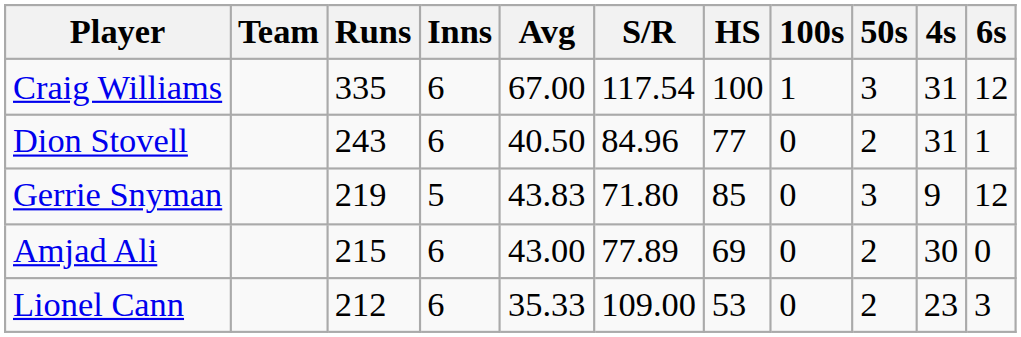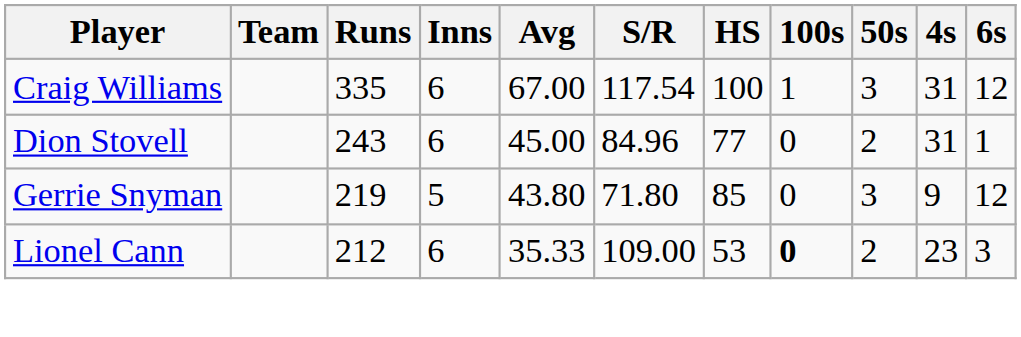(547, 140) 40.50 -> (547, 140) 45.00
(547, 195) 43.83 -> (547, 195) 43.80
- row: (85, 250)
(788, 304) normal -> (788, 250) bold
